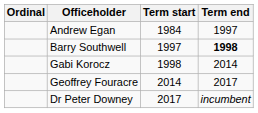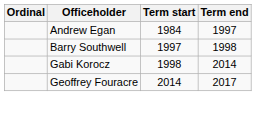(226, 47) bold -> (225, 47) normal
- row: (91, 99)
